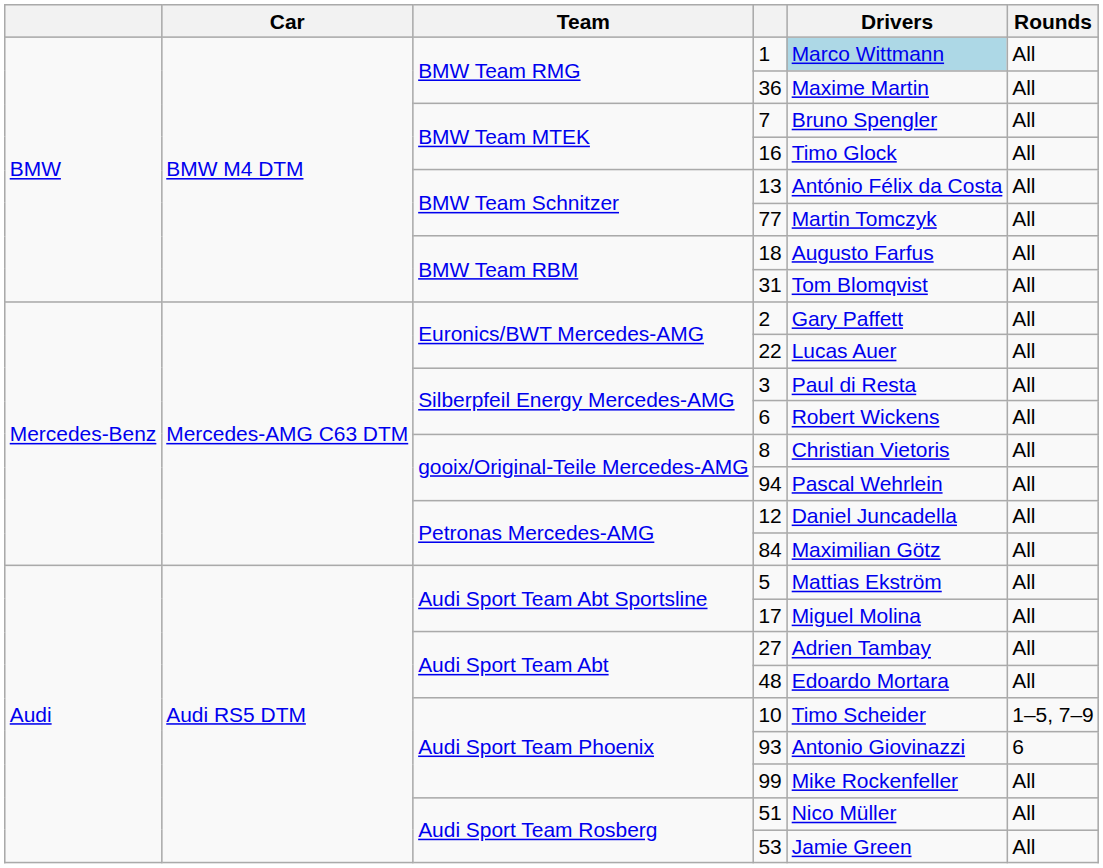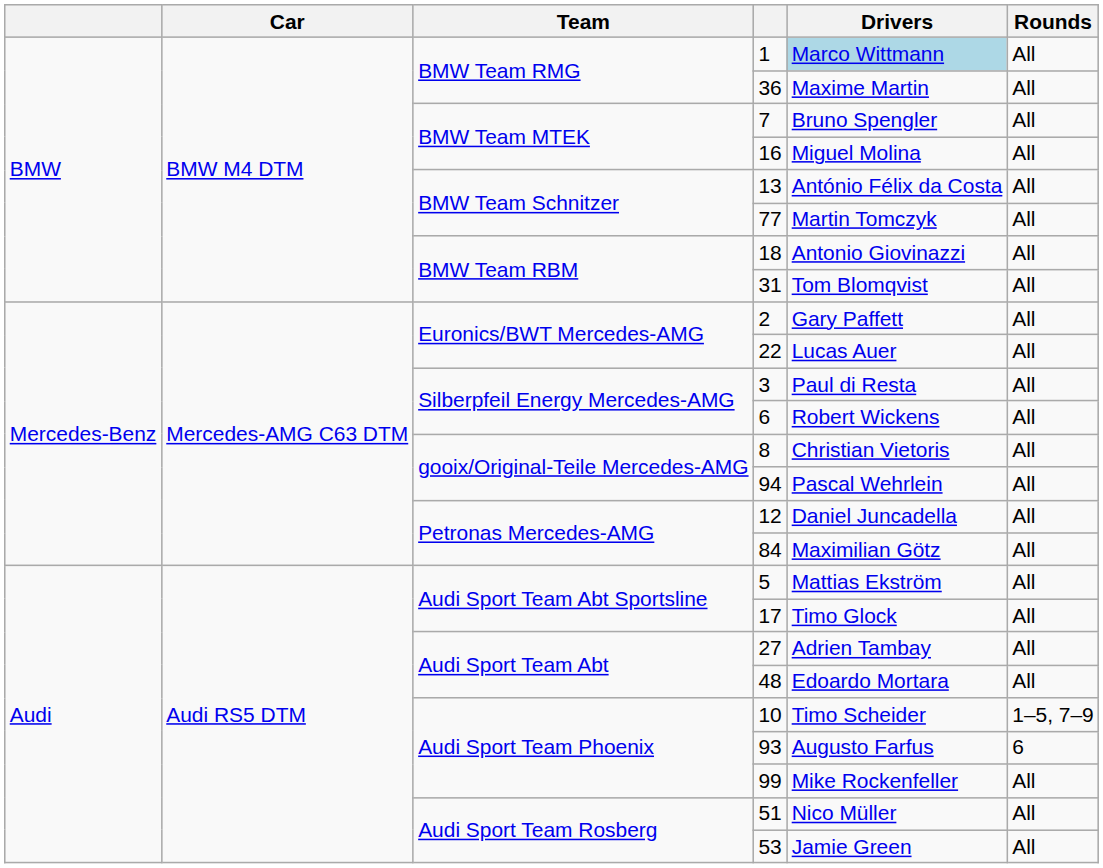(844, 153) Timo Glock -> (856, 153) Miguel Molina
(863, 252) Augusto Farfus -> (878, 252) Antonio Giovinazzi
(856, 615) Miguel Molina -> (844, 615) Timo Glock
(878, 747) Antonio Giovinazzi -> (863, 747) Augusto Farfus
